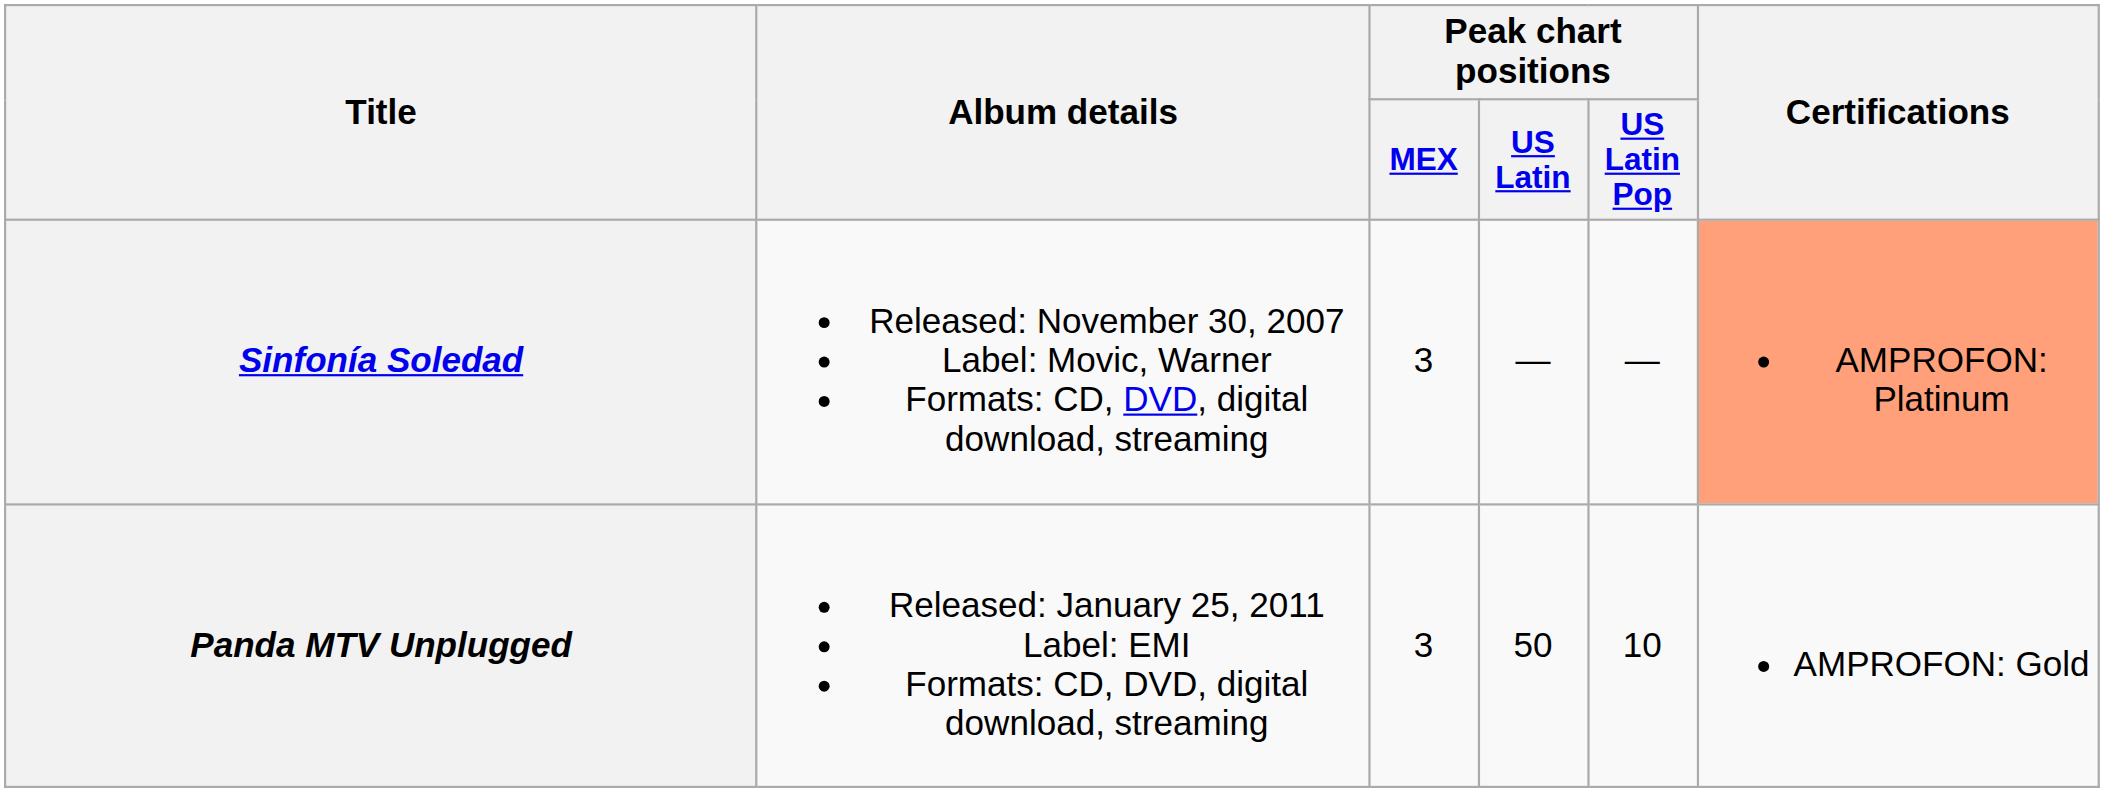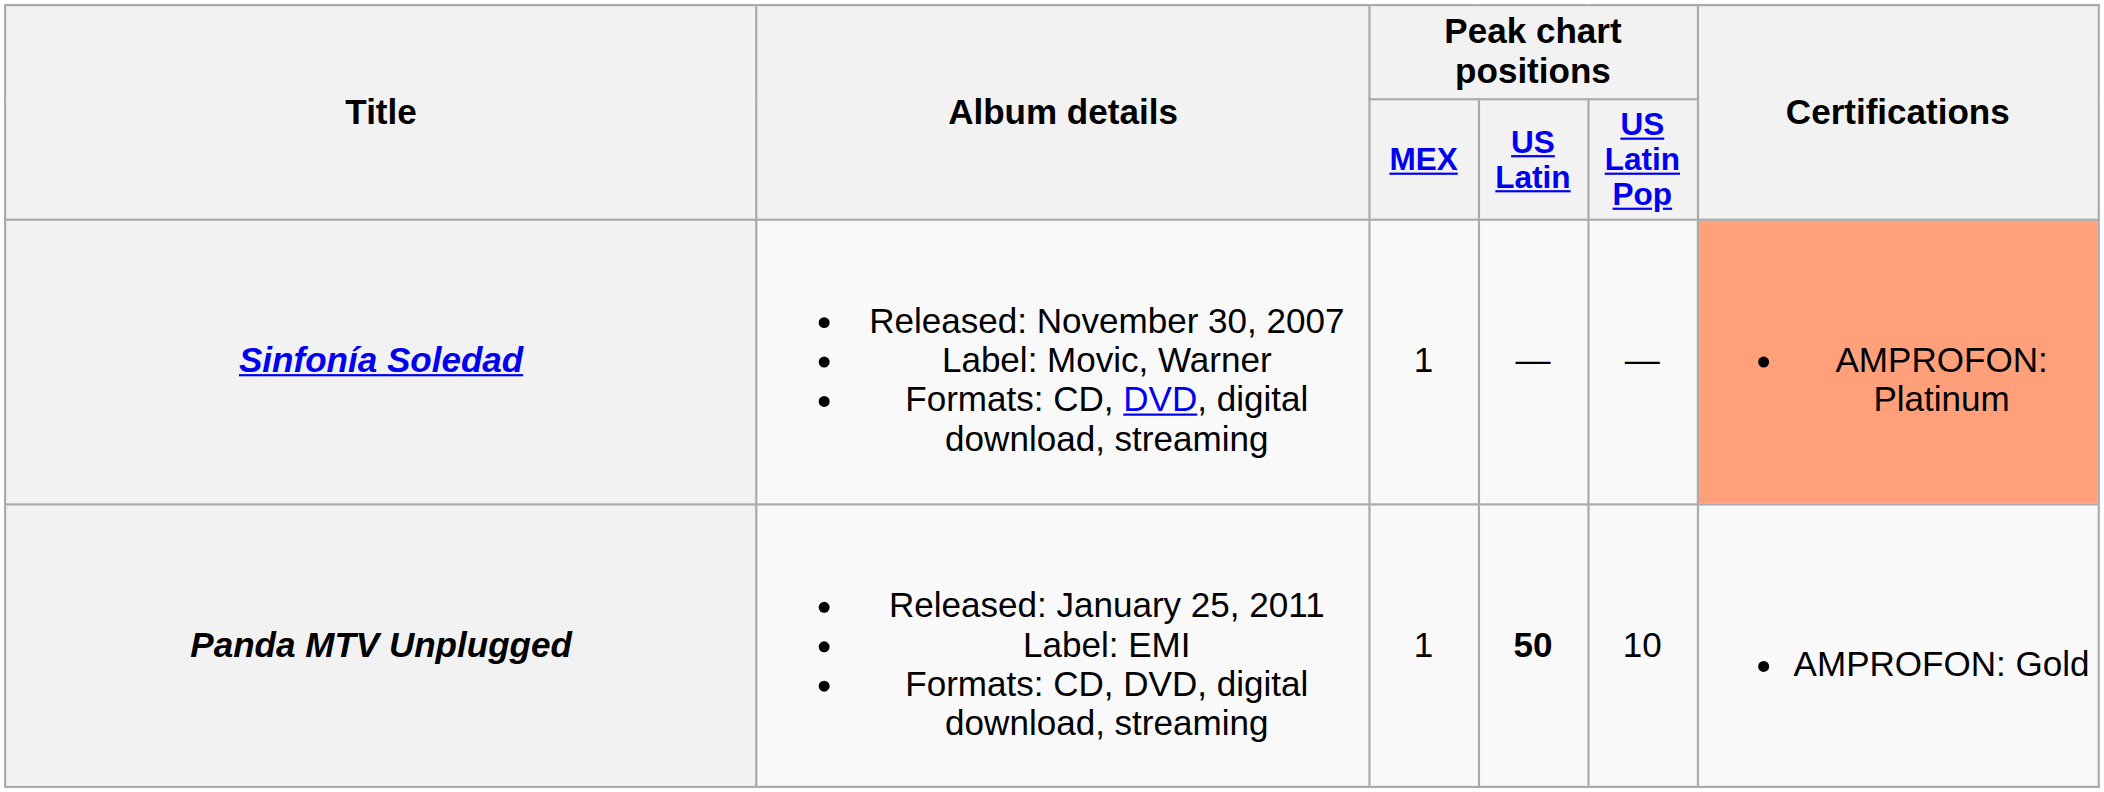(1424, 361) 3 -> (1424, 361) 1
(1424, 644) 3 -> (1424, 644) 1
(1533, 644) normal -> (1533, 644) bold
